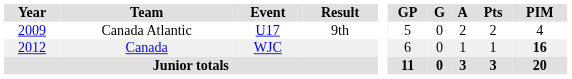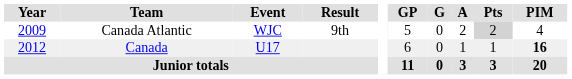(268, 30) U17 -> (268, 30) WJC
(493, 30) no background -> (493, 30) lightgrey background
(268, 48) WJC -> (268, 48) U17
